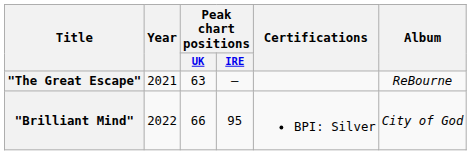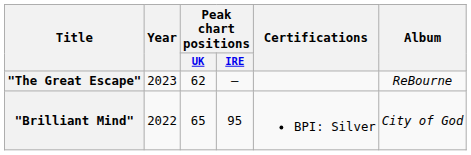(162, 81) 2021 -> (162, 81) 2023
(198, 81) 63 -> (198, 81) 62
(198, 120) 66 -> (198, 120) 65
